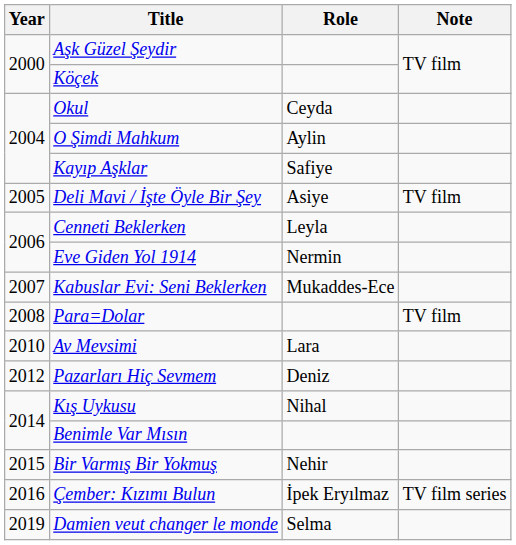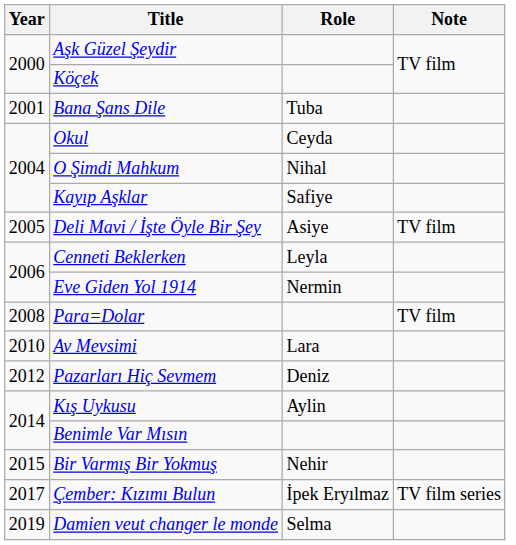+ row: (109, 108)
(306, 138) Aylin -> (306, 168) Nihal
- row: (160, 286)
(306, 405) Nihal -> (306, 405) Aylin
(27, 494) 2016 -> (27, 494) 2017
